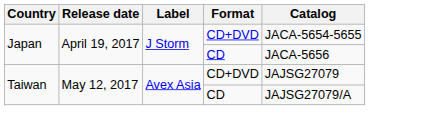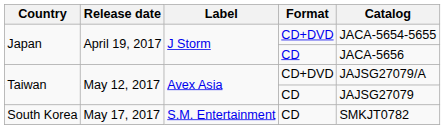(302, 74) JAJSG27079 -> (383, 74) JAJSG27079/A
(308, 94) JAJSG27079/A -> (377, 94) JAJSG27079
+ row: (42, 114)
